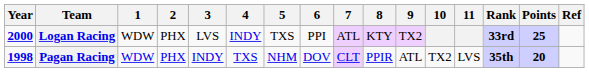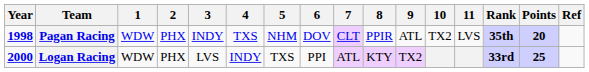rows swapped: (77, 57) <-> (77, 36)
